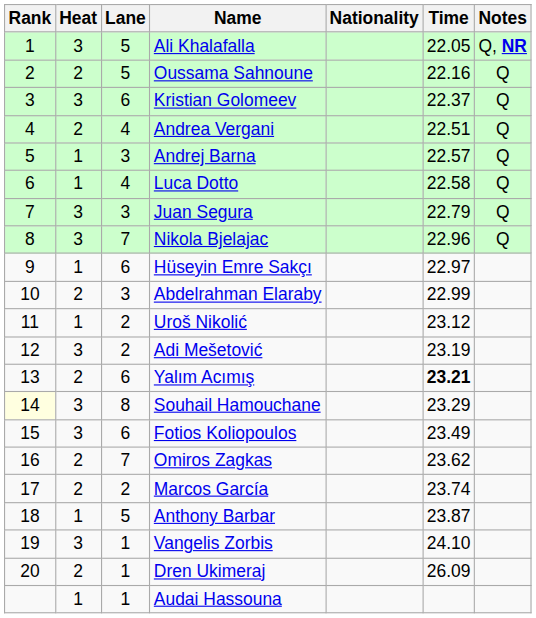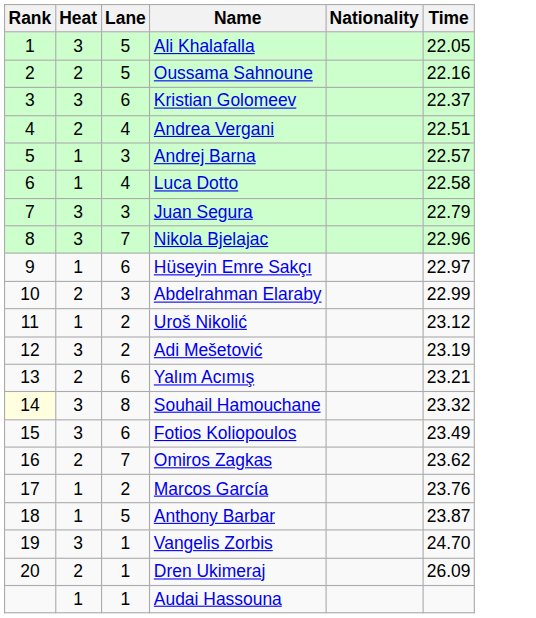- column: (503, 18)
(449, 377) bold -> (449, 377) normal
(449, 405) 23.29 -> (449, 405) 23.32
(78, 488) 2 -> (78, 488) 1
(449, 488) 23.74 -> (449, 488) 23.76
(449, 543) 24.10 -> (449, 543) 24.70
